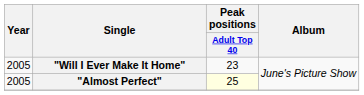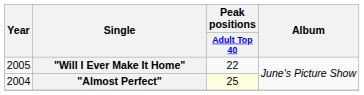(232, 65) 23 -> (232, 65) 22
(19, 82) 2005 -> (19, 82) 2004
